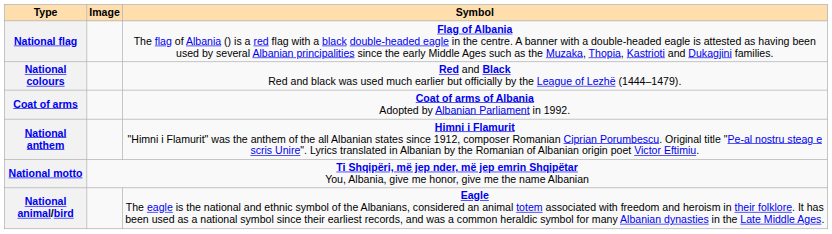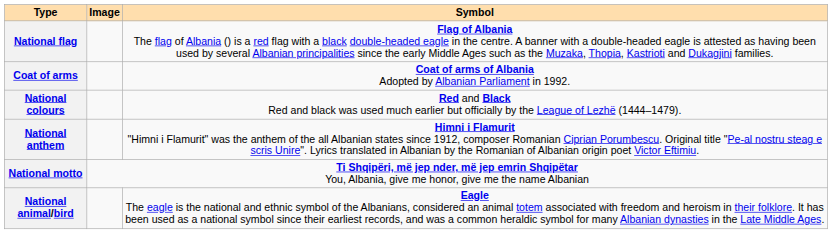rows swapped: (46, 76) <-> (46, 104)
